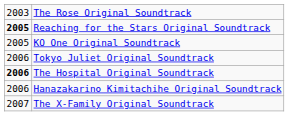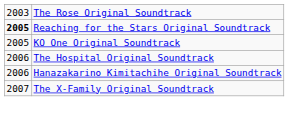- row: (124, 58)
(18, 73) bold -> (18, 58) normal
